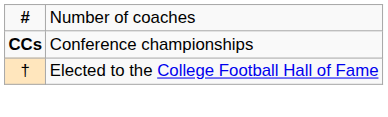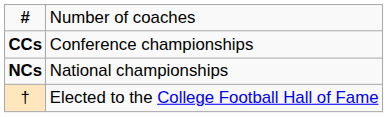+ row: (25, 71)
